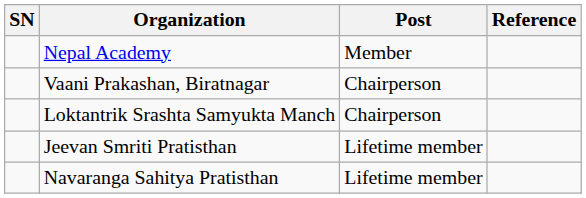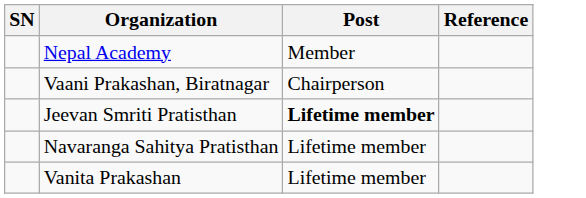- row: (189, 114)
(413, 146) normal -> (361, 114) bold
+ row: (112, 177)
